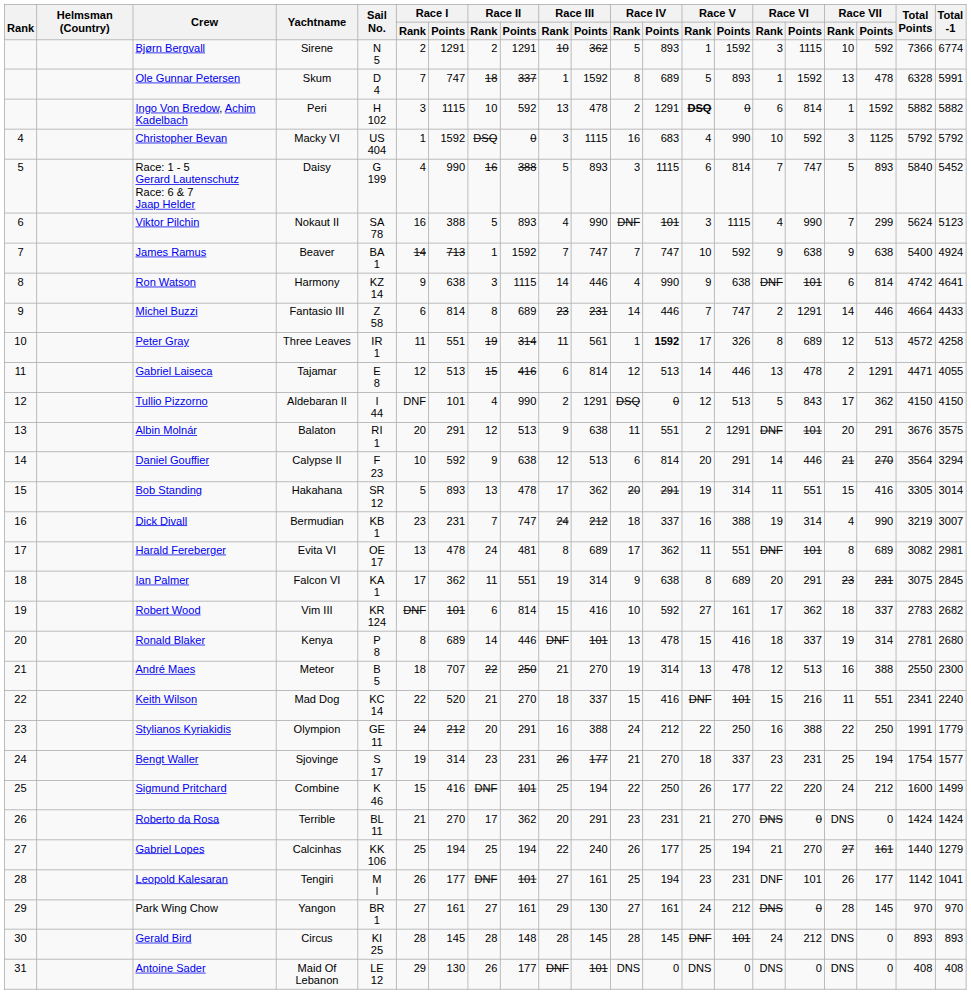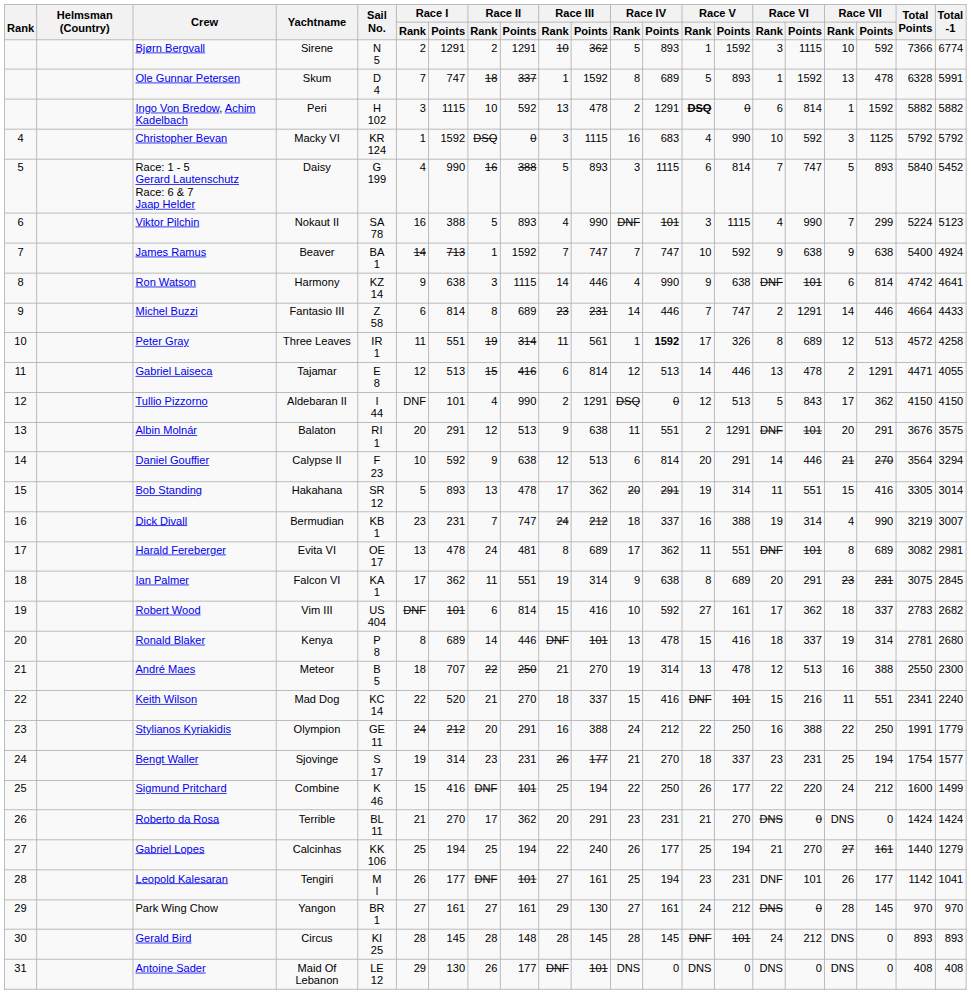(377, 144) US 404 -> (377, 144) KR 124
(920, 222) 5624 -> (920, 222) 5224
(377, 616) KR 124 -> (377, 616) US 404
